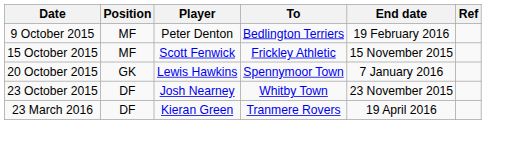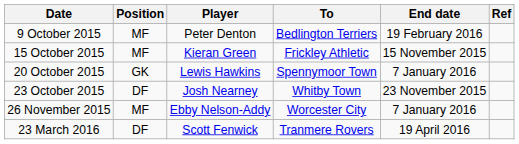(197, 53) Scott Fenwick -> (220, 53) Kieran Green
+ row: (59, 110)
(197, 110) Kieran Green -> (220, 130) Scott Fenwick
